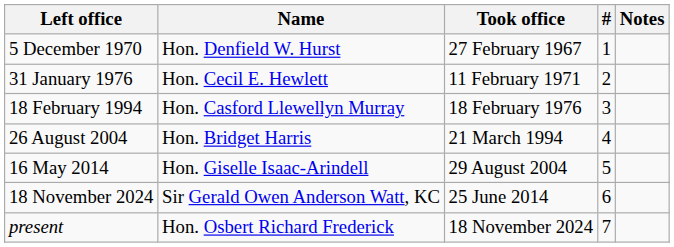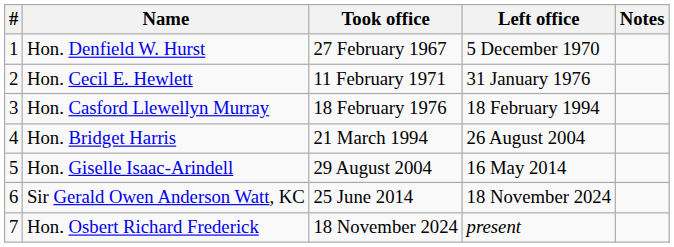columns swapped: (606, 19) <-> (81, 19)
